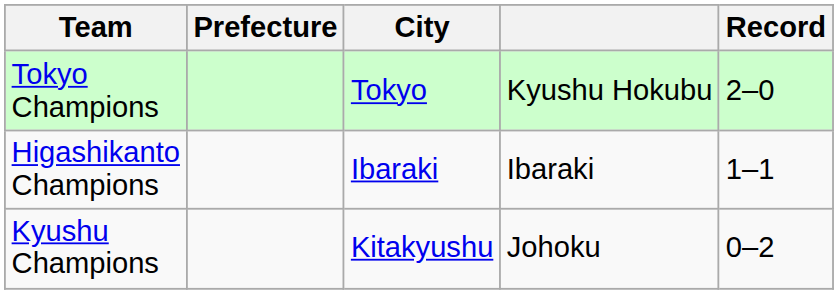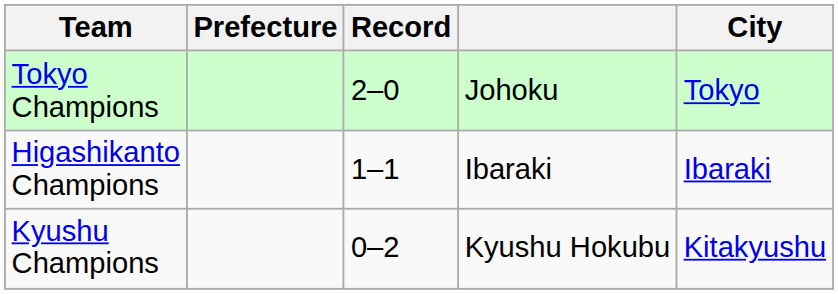columns swapped: (422, 27) <-> (776, 27)
(610, 90) Kyushu Hokubu -> (512, 90) Johoku
(554, 248) Johoku -> (567, 248) Kyushu Hokubu
